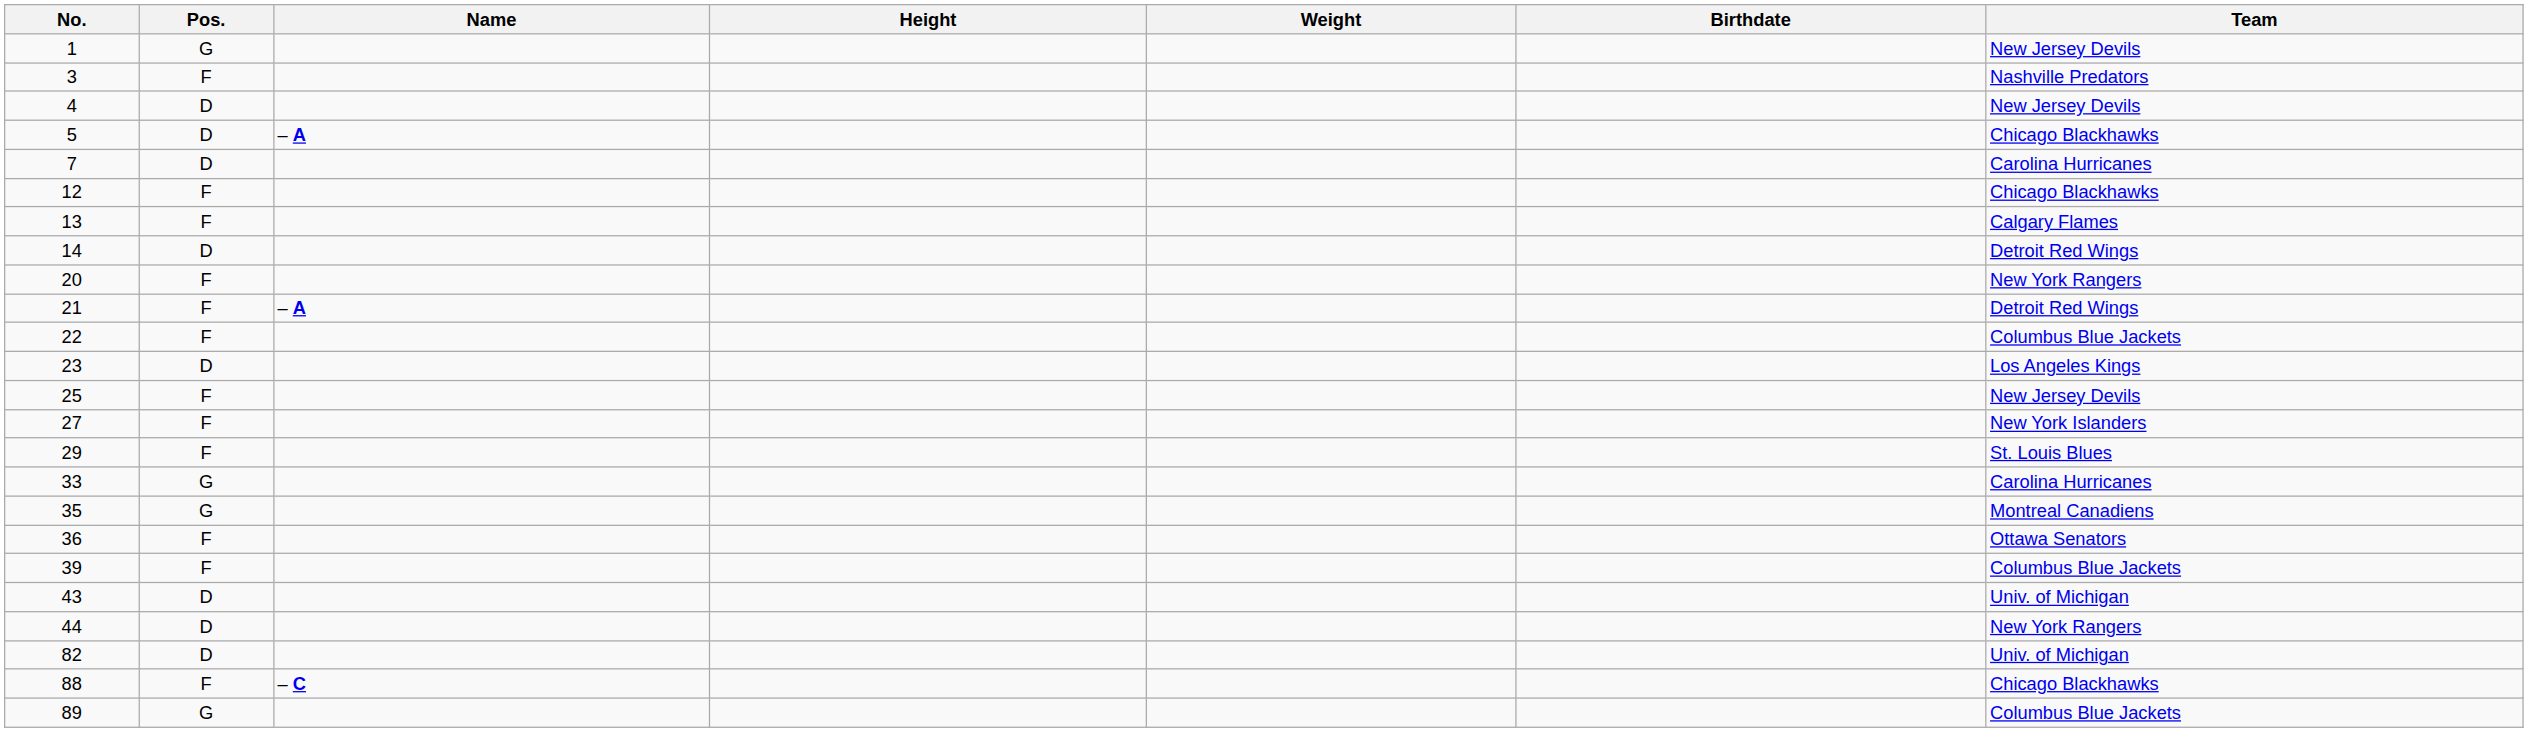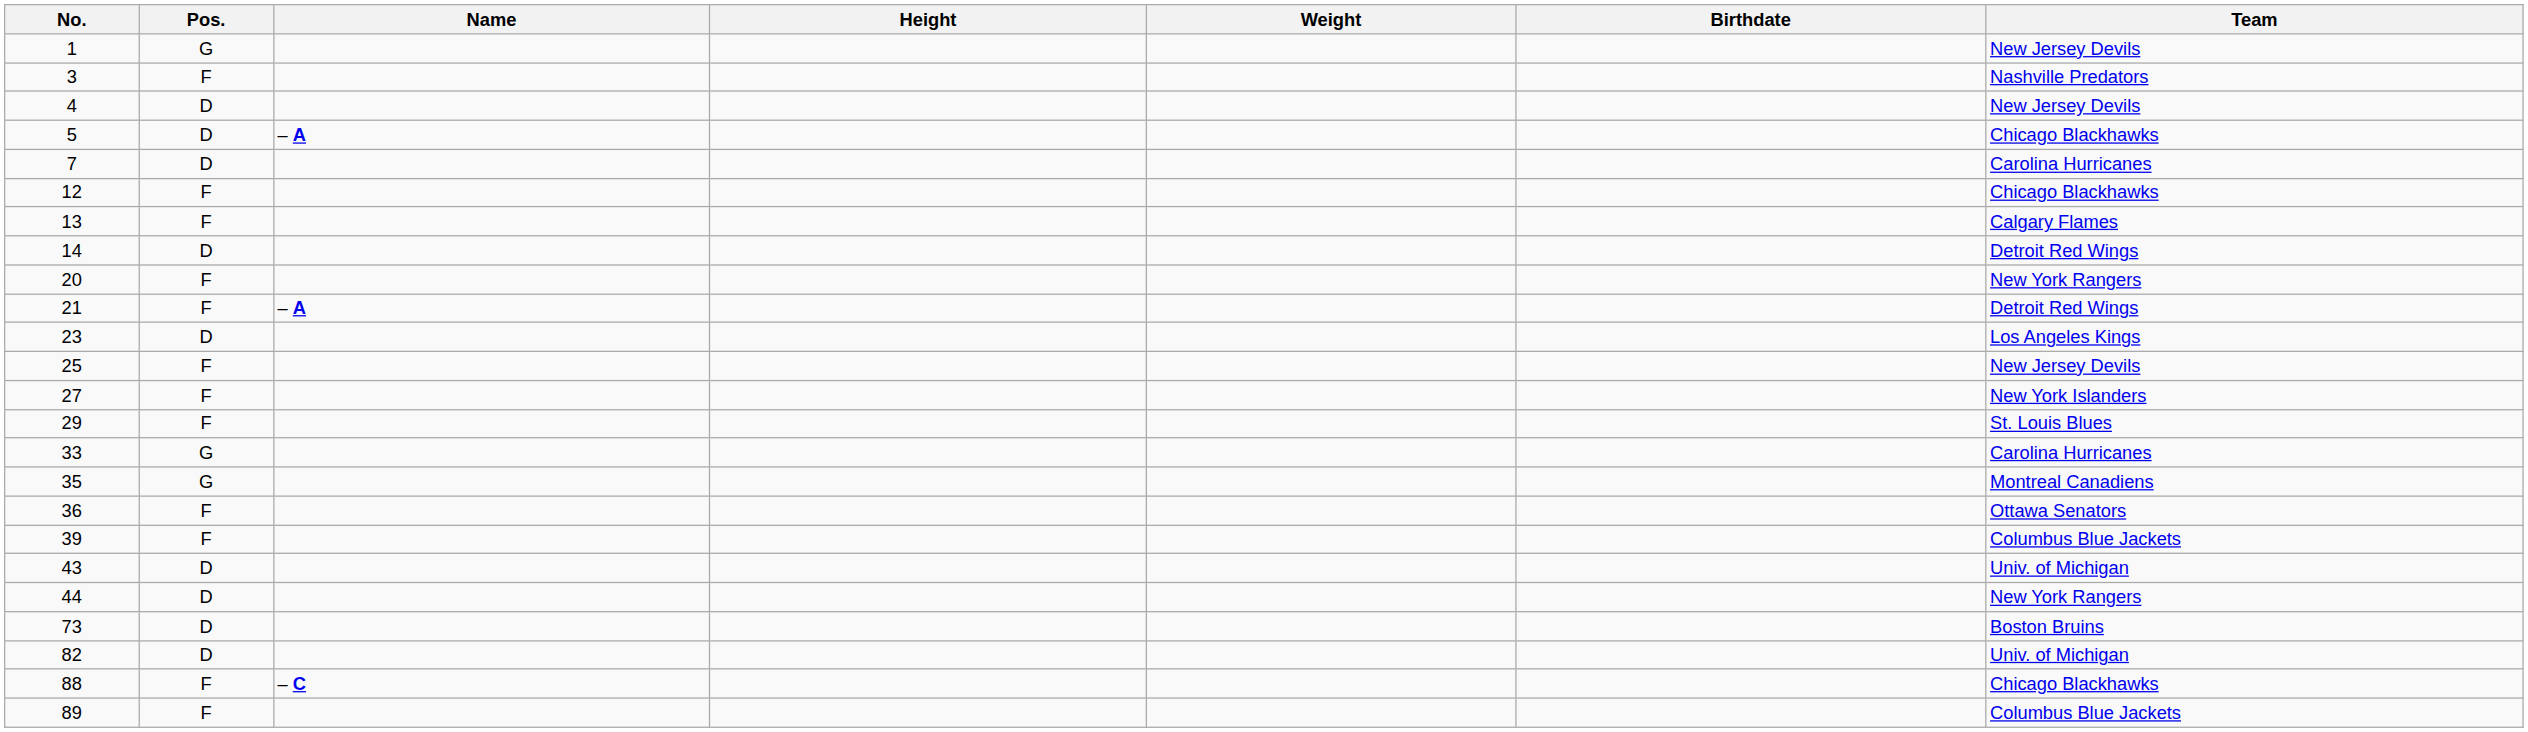- row: (72, 337)
+ row: (72, 626)
(206, 713) G -> (206, 713) F
